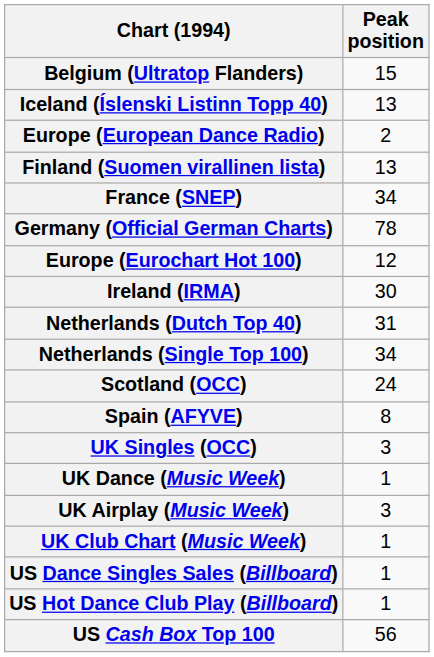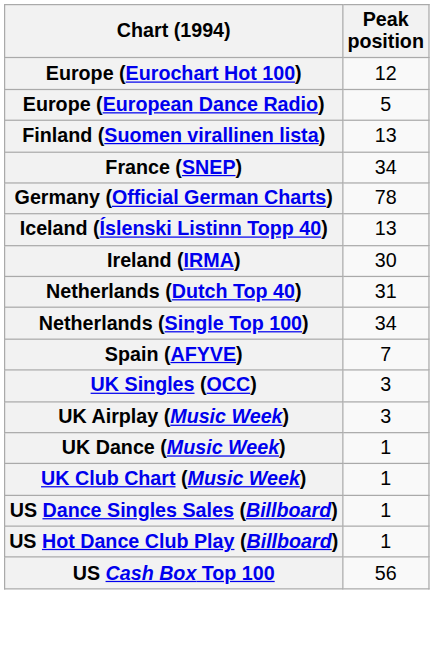- row: (174, 73)
rows swapped: (174, 260) <-> (174, 104)
(386, 135) 2 -> (386, 104) 5
- row: (174, 385)
(386, 416) 8 -> (386, 354) 7
rows swapped: (174, 510) <-> (174, 479)
